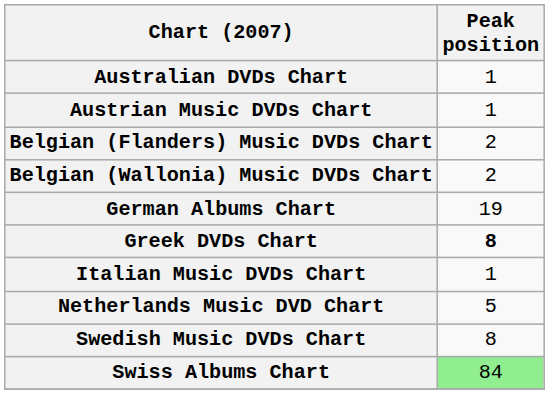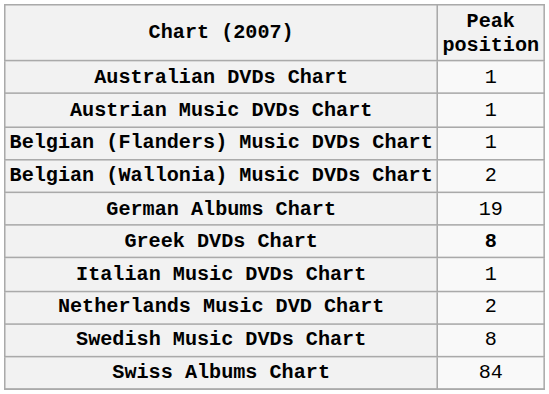(491, 143) 2 -> (491, 143) 1
(491, 307) 5 -> (491, 307) 2
(491, 373) lightgreen background -> (491, 373) no background
